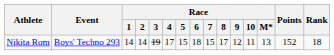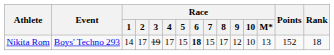(142, 42) 14 -> (142, 42) 17
(196, 42) normal -> (196, 42) bold
(251, 42) 11 -> (251, 42) 10
